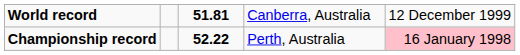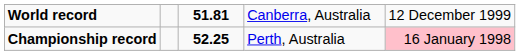(211, 38) 52.22 -> (211, 38) 52.25
